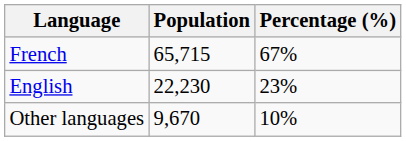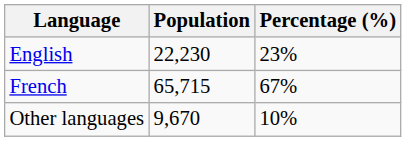rows swapped: (38, 53) <-> (41, 86)
